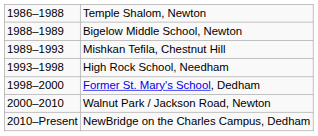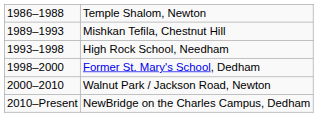- row: (163, 31)
